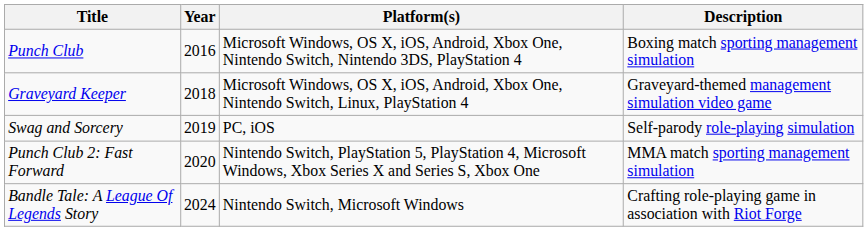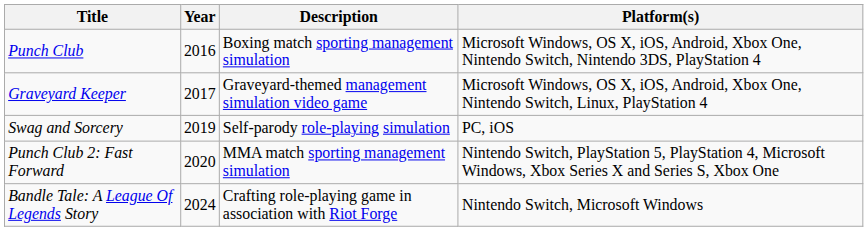columns swapped: (421, 17) <-> (743, 17)
(200, 94) 2018 -> (200, 94) 2017
